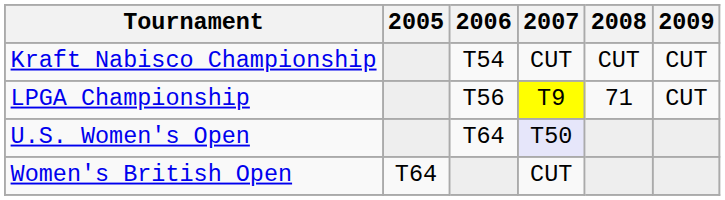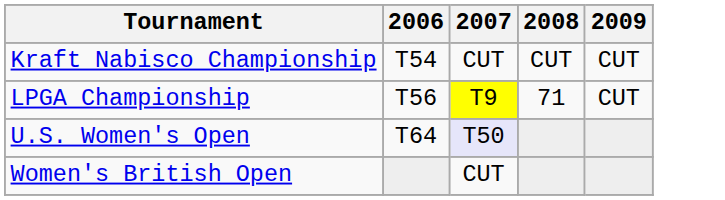- column: (416, 24)
